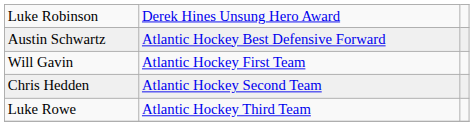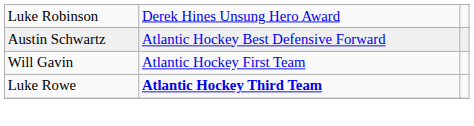- row: (49, 86)
(226, 109) normal -> (232, 86) bold
